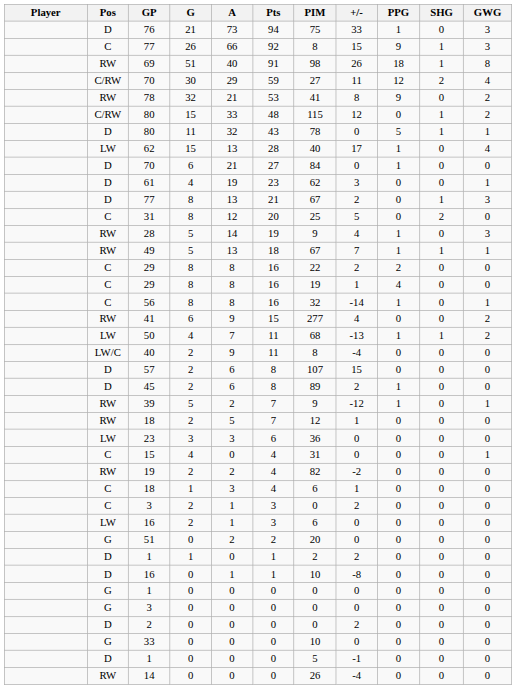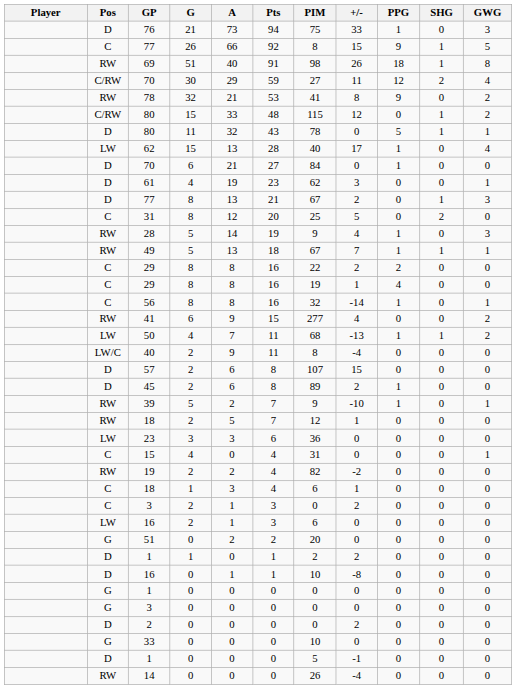(488, 47) 3 -> (488, 47) 5
(357, 404) -12 -> (357, 404) -10
